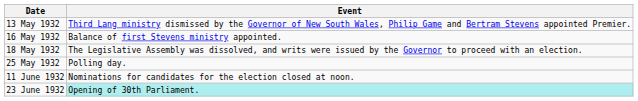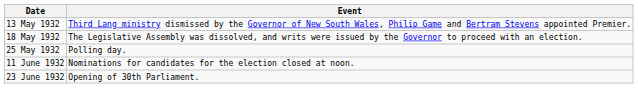- row: (33, 37)
(134, 90) paleturquoise background -> (134, 77) no background
